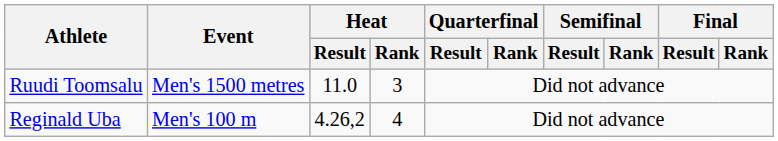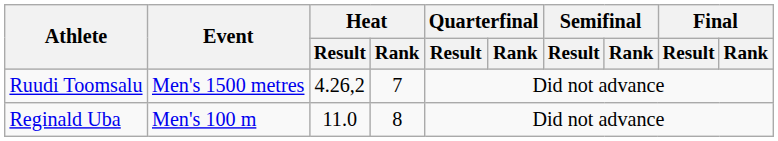(340, 86) 11.0 -> (340, 86) 4.26,2
(397, 86) 3 -> (397, 86) 7
(340, 119) 4.26,2 -> (340, 119) 11.0
(397, 119) 4 -> (397, 119) 8
